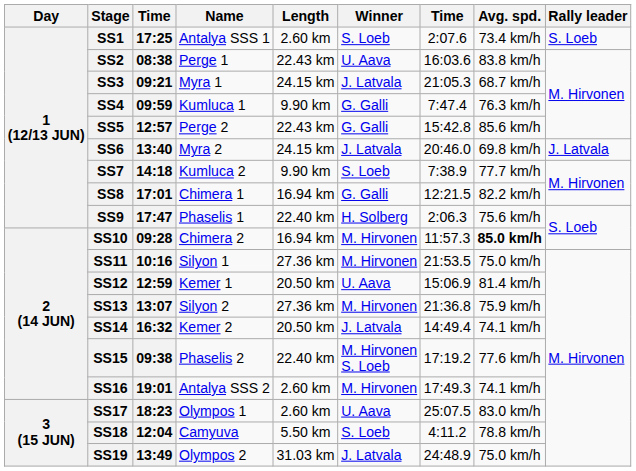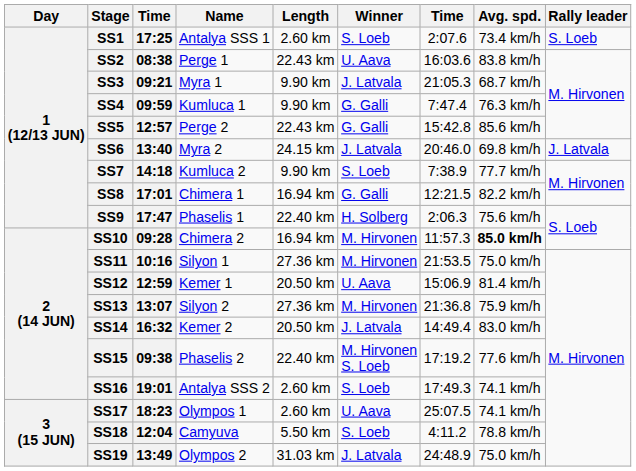(306, 83) 24.15 km -> (306, 83) 9.90 km
(510, 328) 74.1 km/h -> (510, 328) 83.0 km/h
(379, 388) M. Hirvonen -> (365, 388) S. Loeb
(510, 411) 83.0 km/h -> (510, 411) 74.1 km/h
